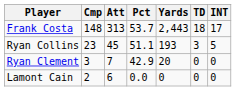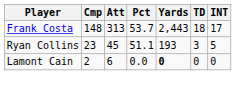- row: (43, 61)
(161, 78) normal -> (161, 61) bold
